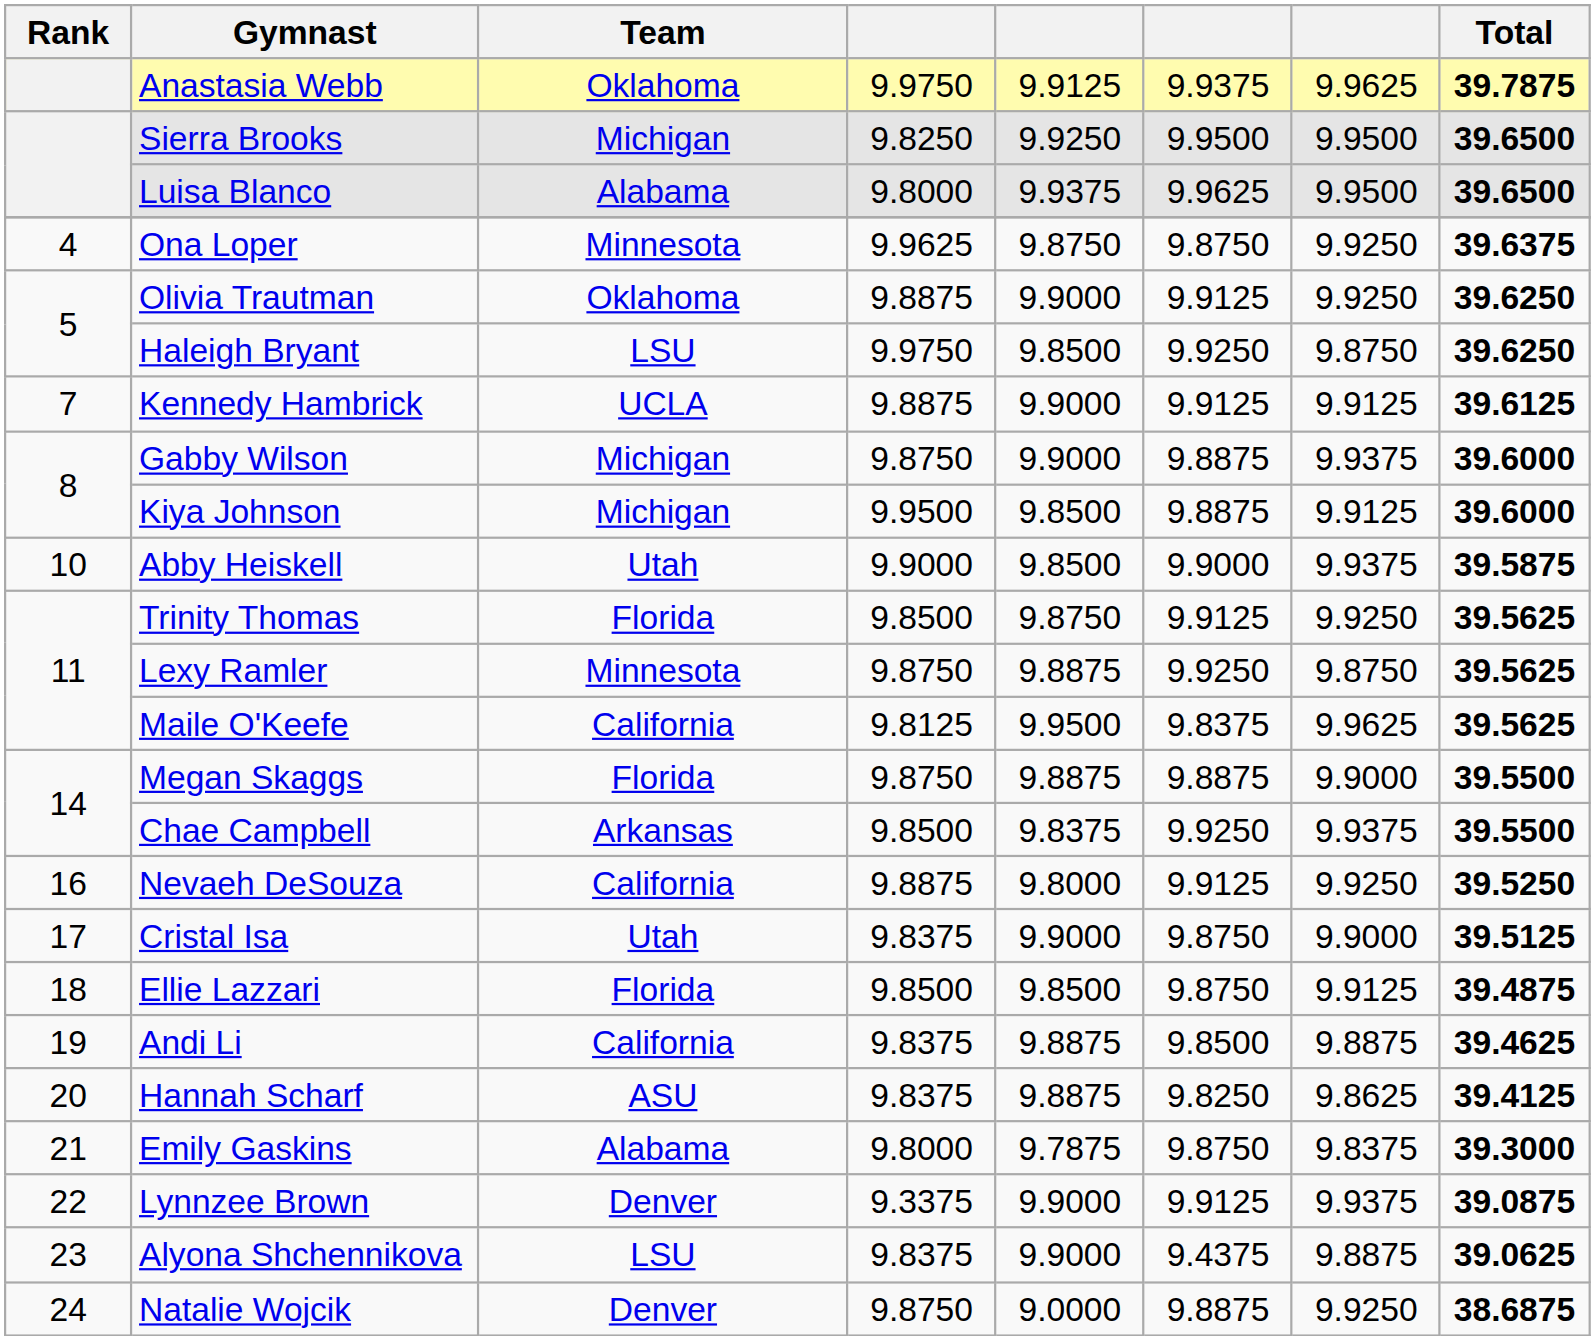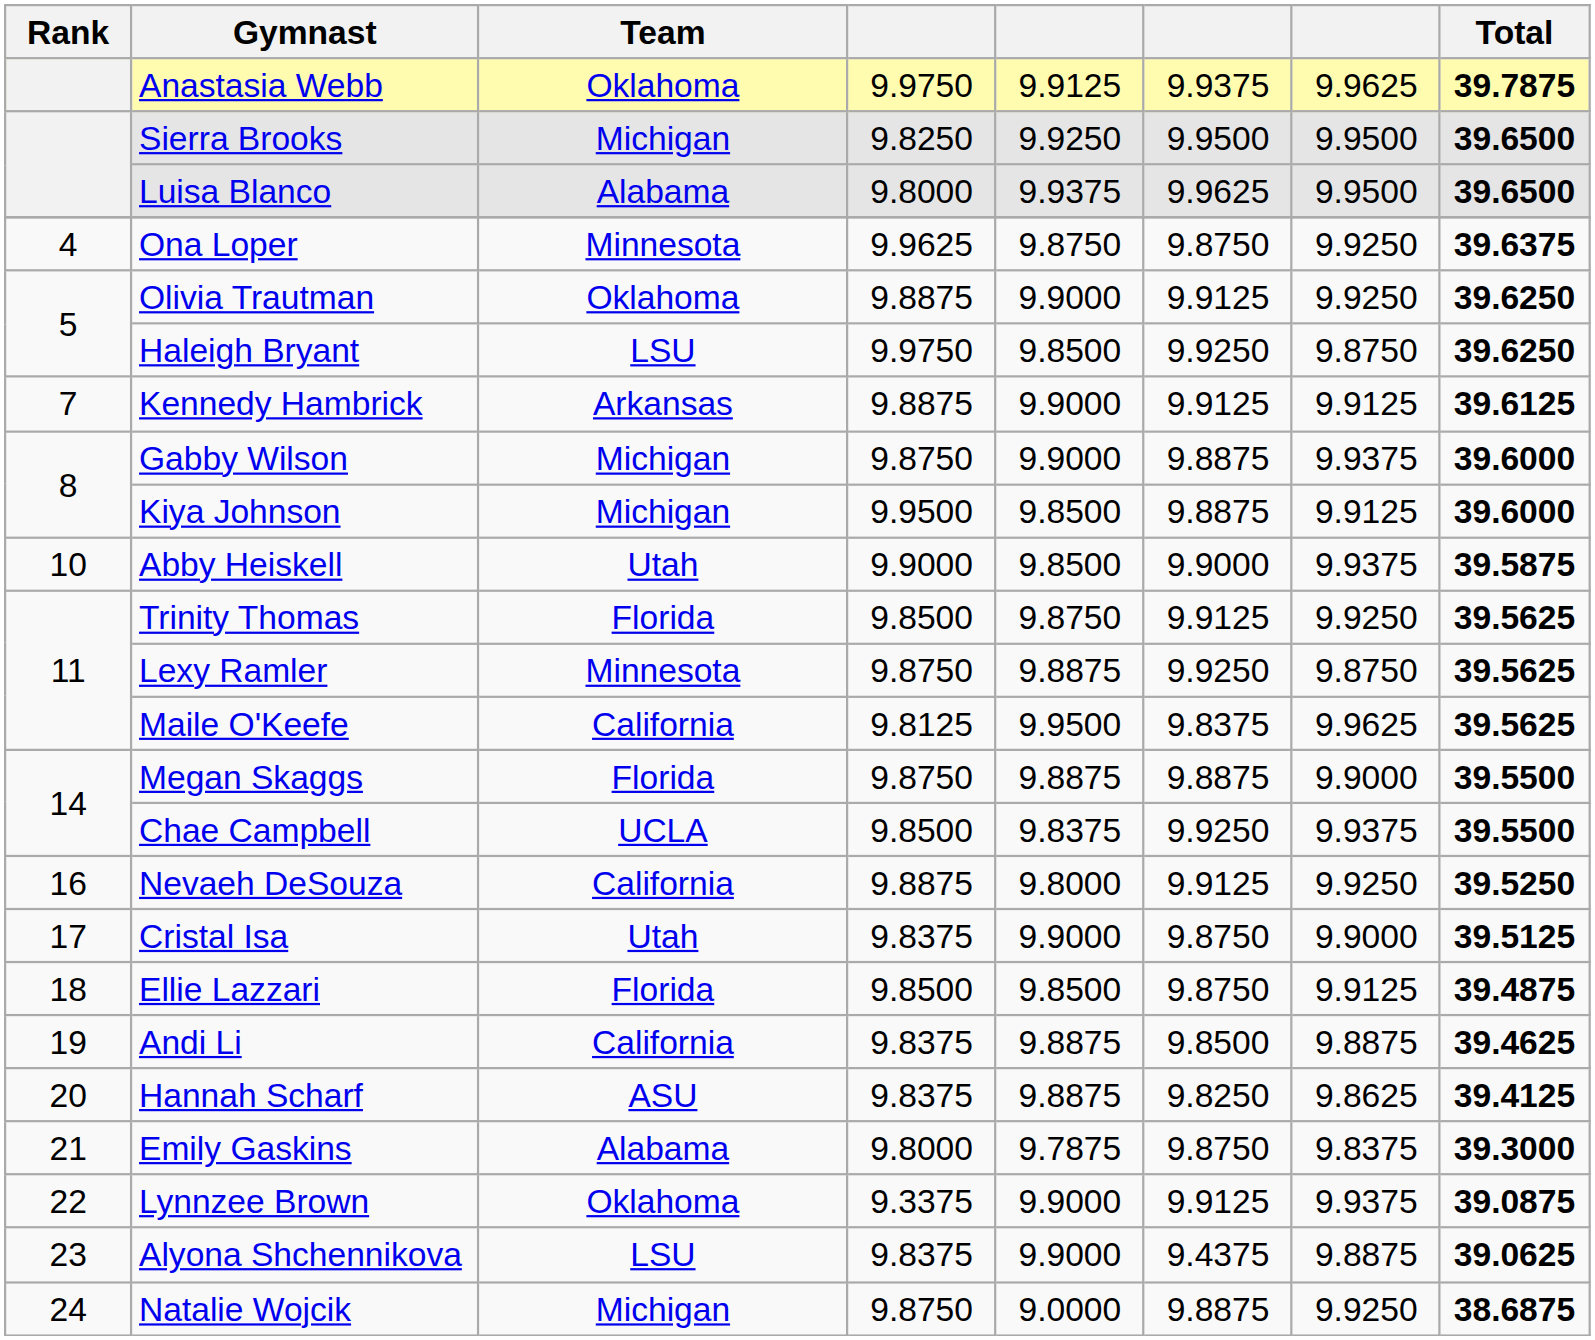(663, 404) UCLA -> (663, 404) Arkansas
(663, 830) Arkansas -> (663, 830) UCLA
(663, 1202) Denver -> (663, 1202) Oklahoma
(663, 1308) Denver -> (663, 1308) Michigan
